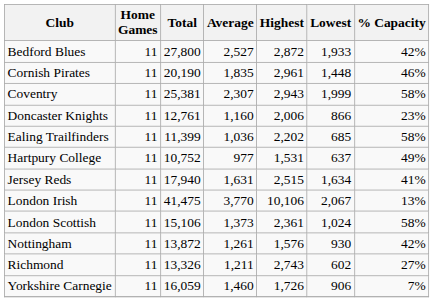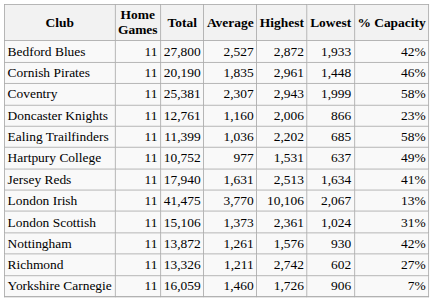(289, 179) 2,515 -> (289, 179) 2,513
(413, 222) 58% -> (413, 222) 31%
(289, 264) 2,743 -> (289, 264) 2,742
